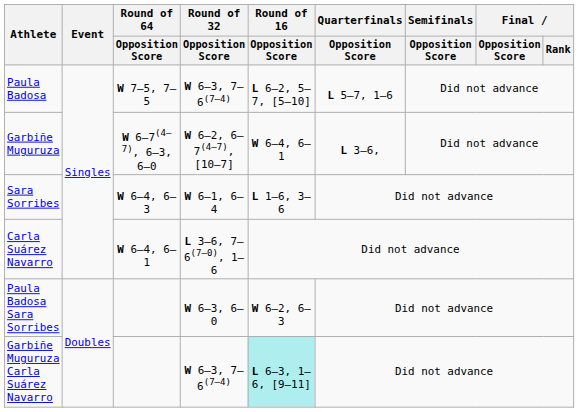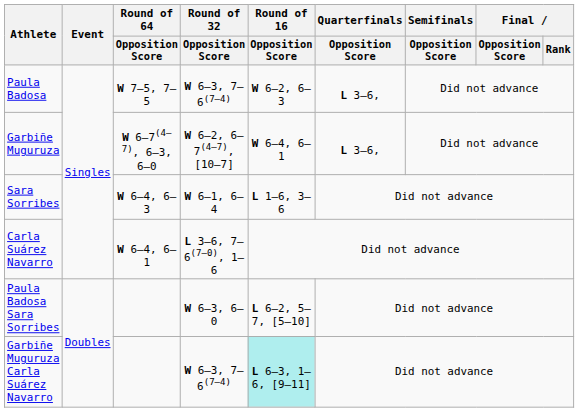(281, 95) L 6–2, 5–7, [5–10] -> (281, 95) W 6–2, 6–3
(360, 95) L 5–7, 1–6 -> (360, 95) L 3–6,
(281, 314) W 6–2, 6–3 -> (281, 314) L 6–2, 5–7, [5–10]
